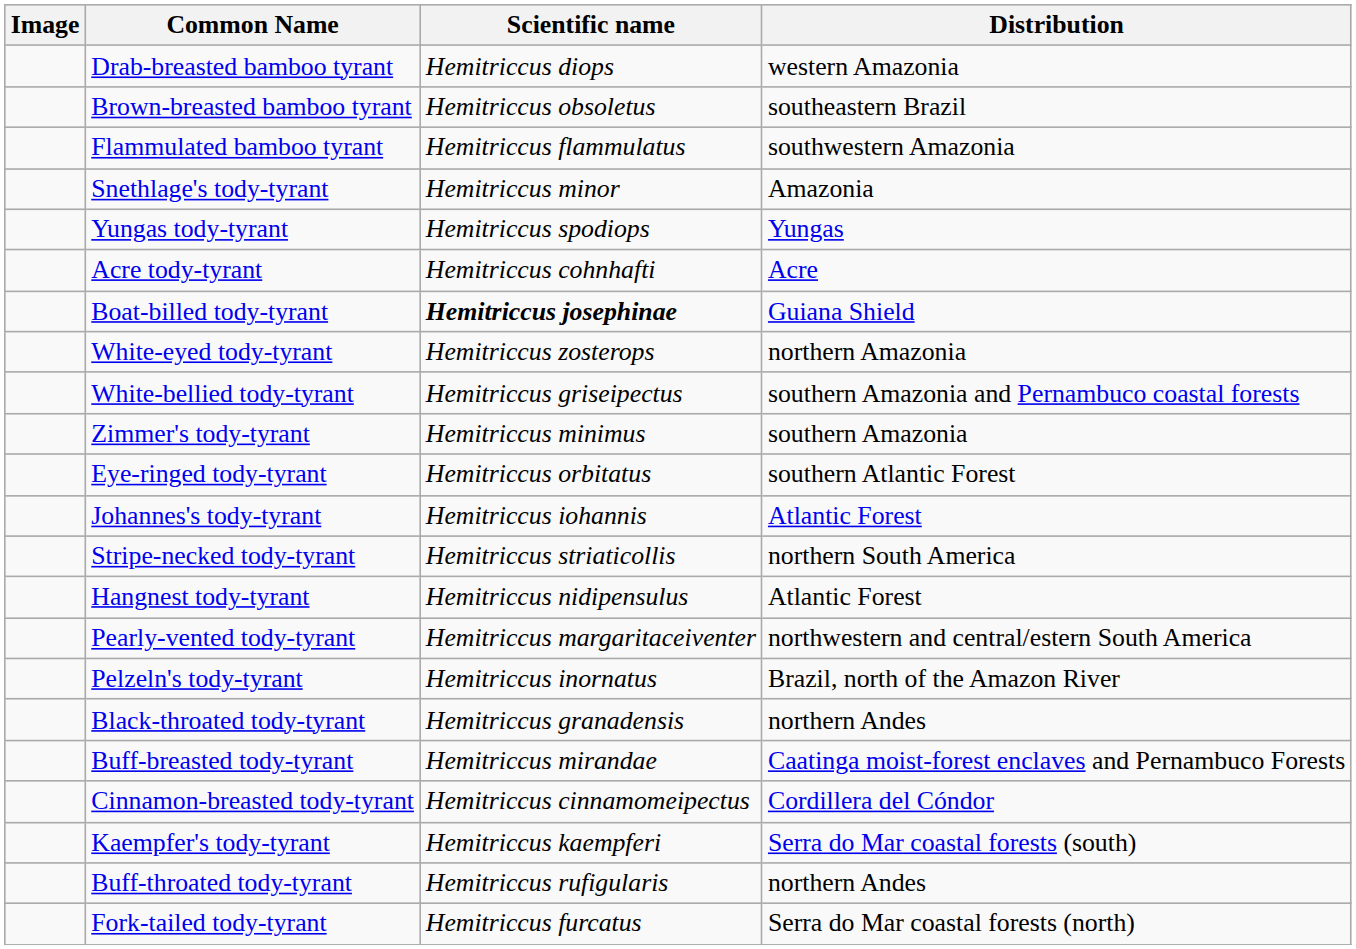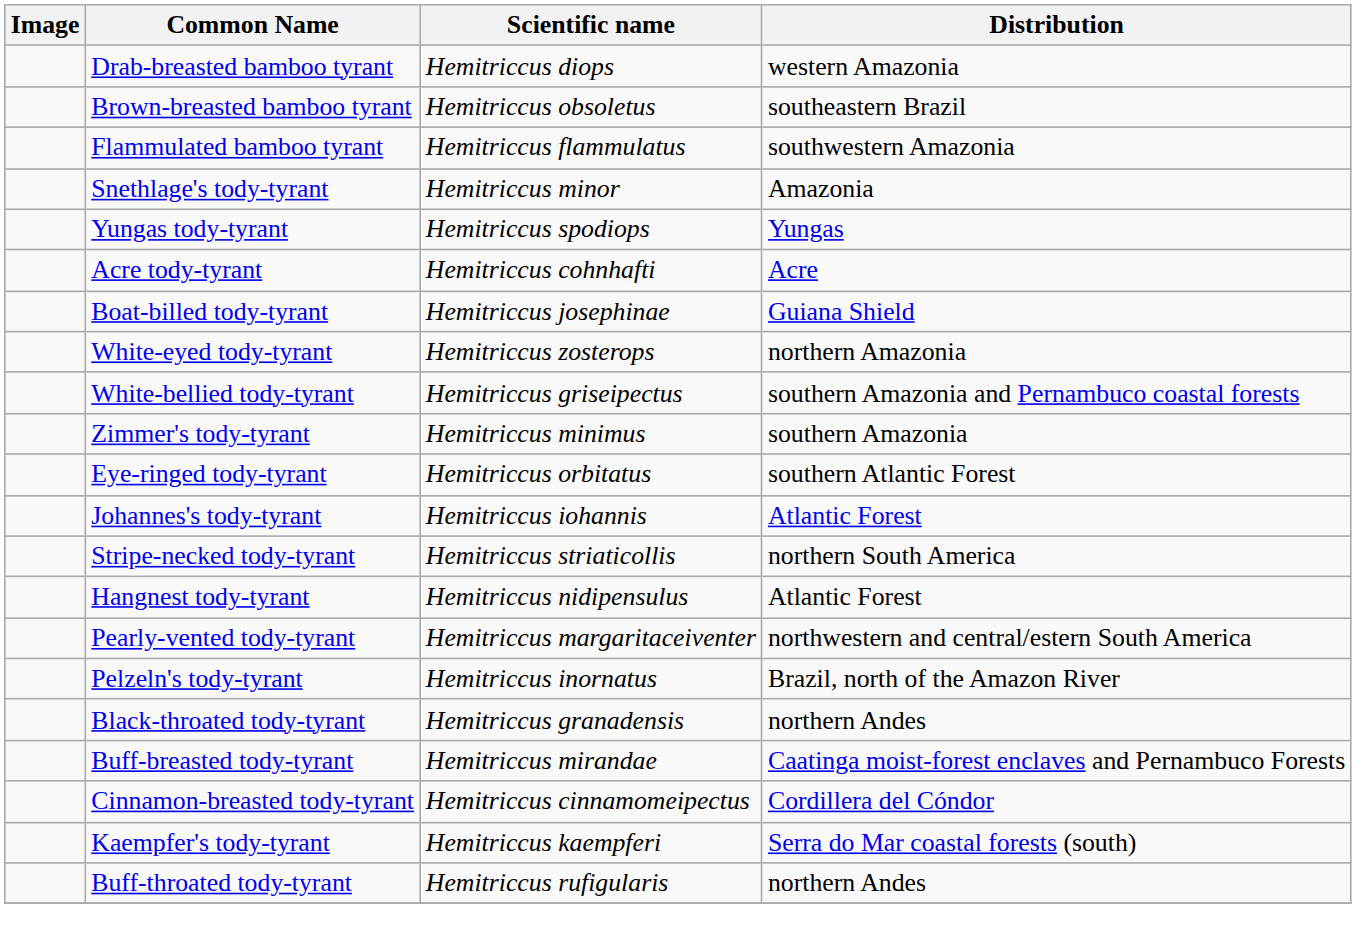(551, 310) bold -> (548, 310) normal
- row: (209, 923)
